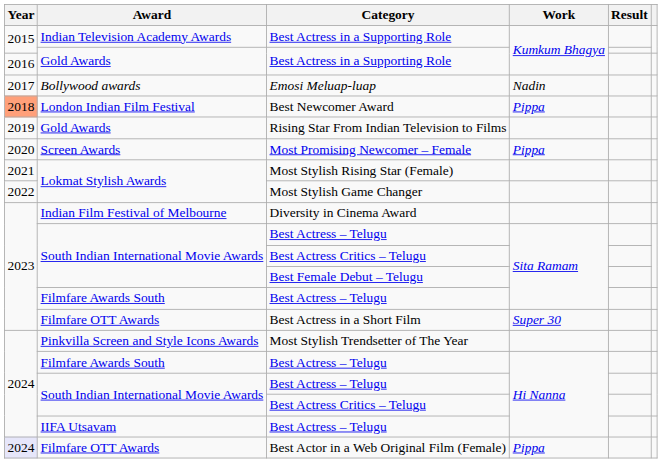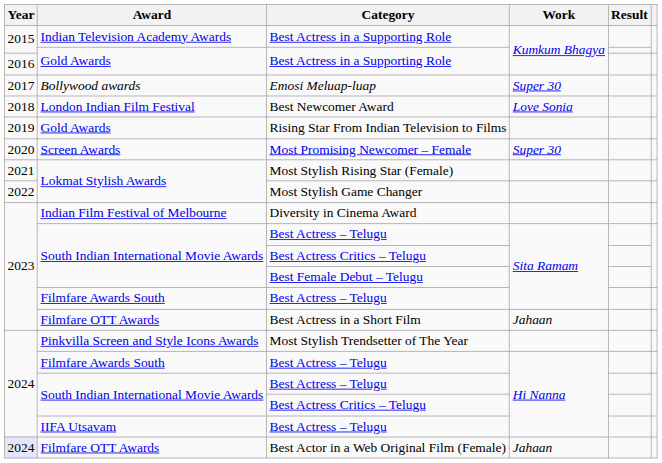(529, 85) Nadin -> (537, 85) Super 30
(21, 106) lightsalmon background -> (21, 106) no background
(529, 106) Pippa -> (543, 106) Love Sonia
(529, 149) Pippa -> (537, 149) Super 30
(537, 319) Super 30 -> (533, 319) Jahaan
(529, 447) Pippa -> (533, 447) Jahaan
